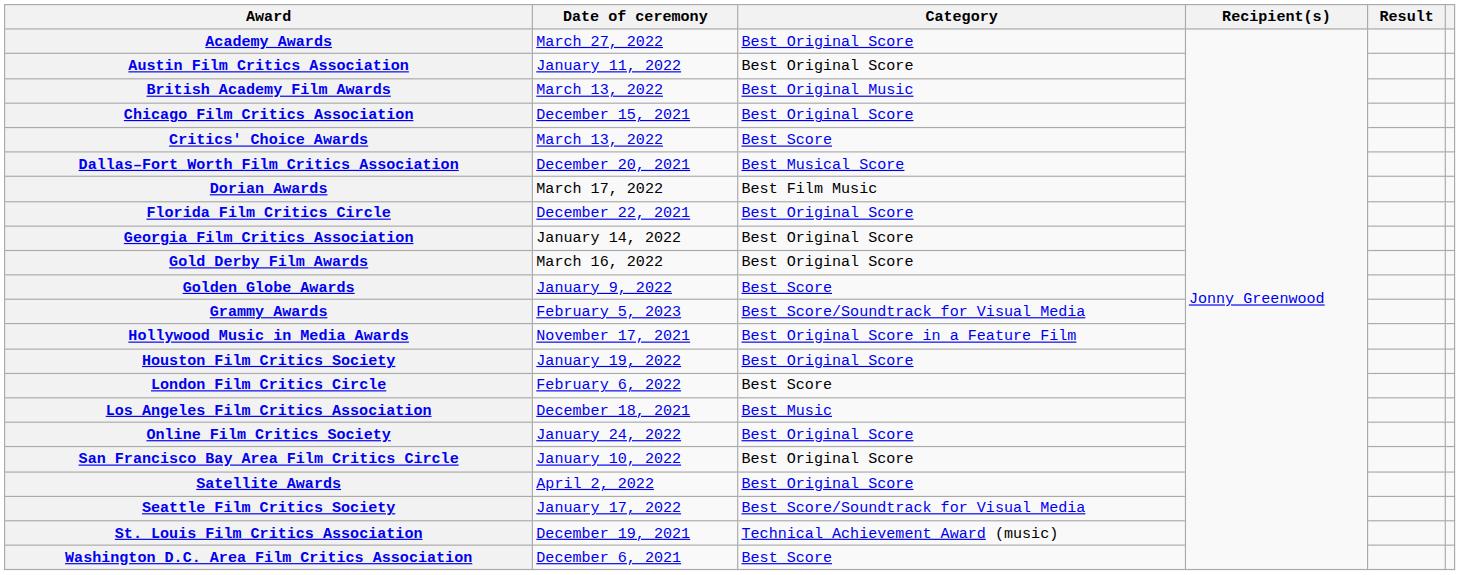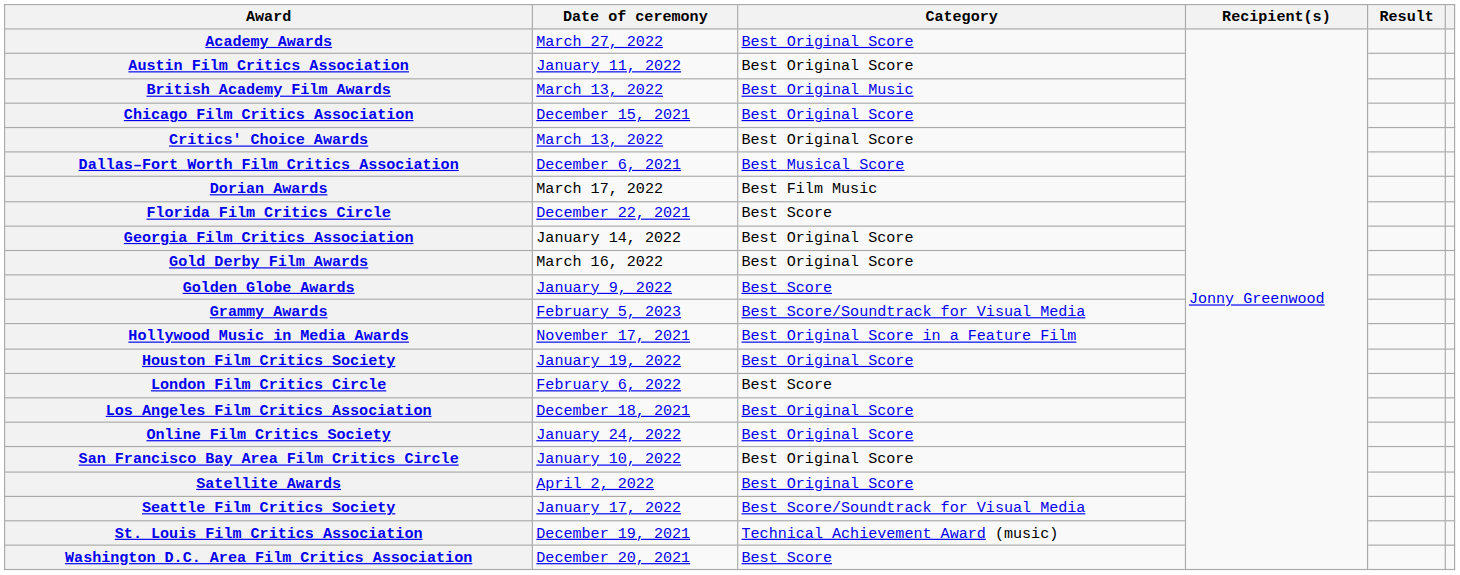(787, 140) Best Score -> (827, 140) Best Original Score
(613, 164) December 20, 2021 -> (609, 164) December 6, 2021
(827, 213) Best Original Score -> (787, 213) Best Score
(787, 410) Best Music -> (827, 410) Best Original Score
(609, 558) December 6, 2021 -> (613, 558) December 20, 2021
